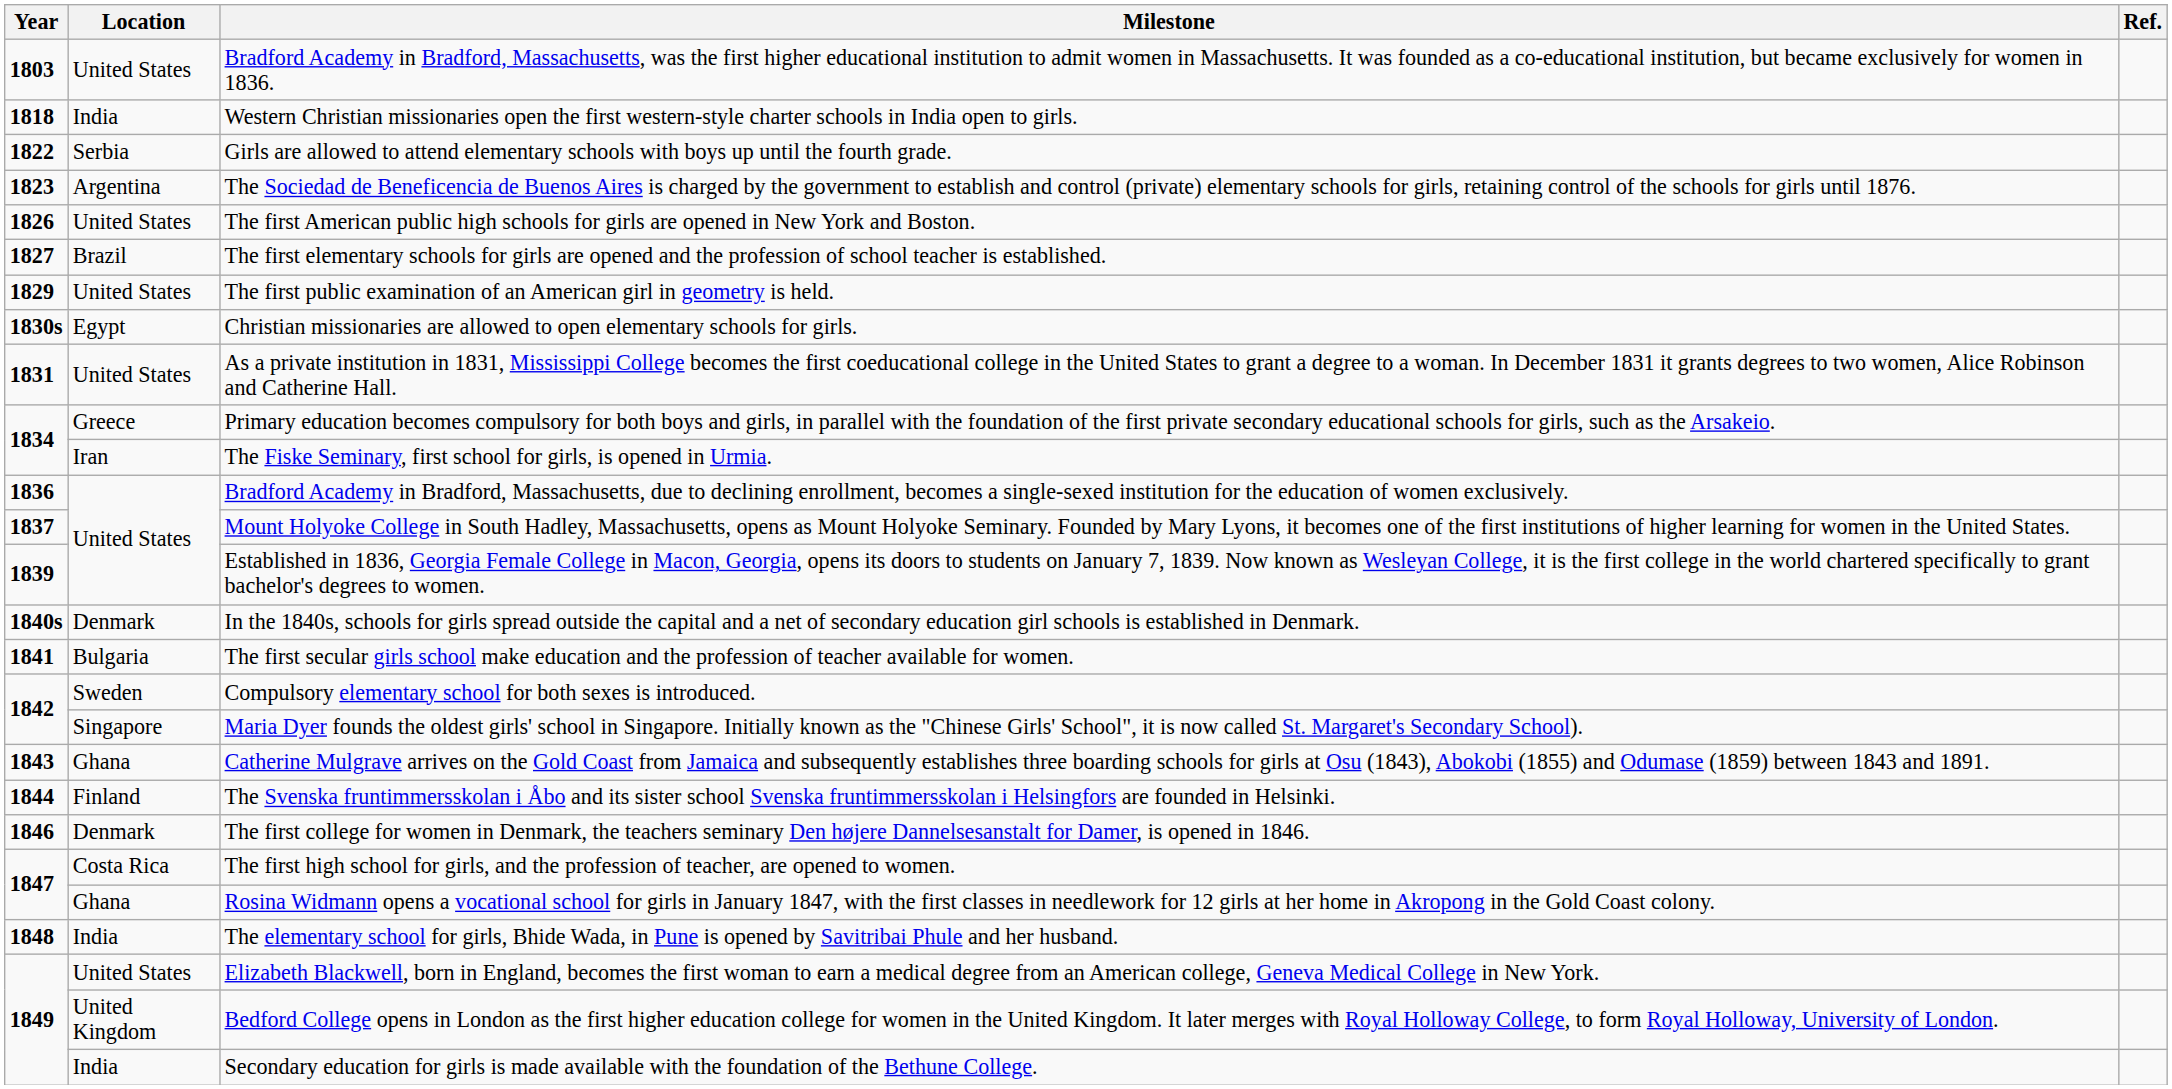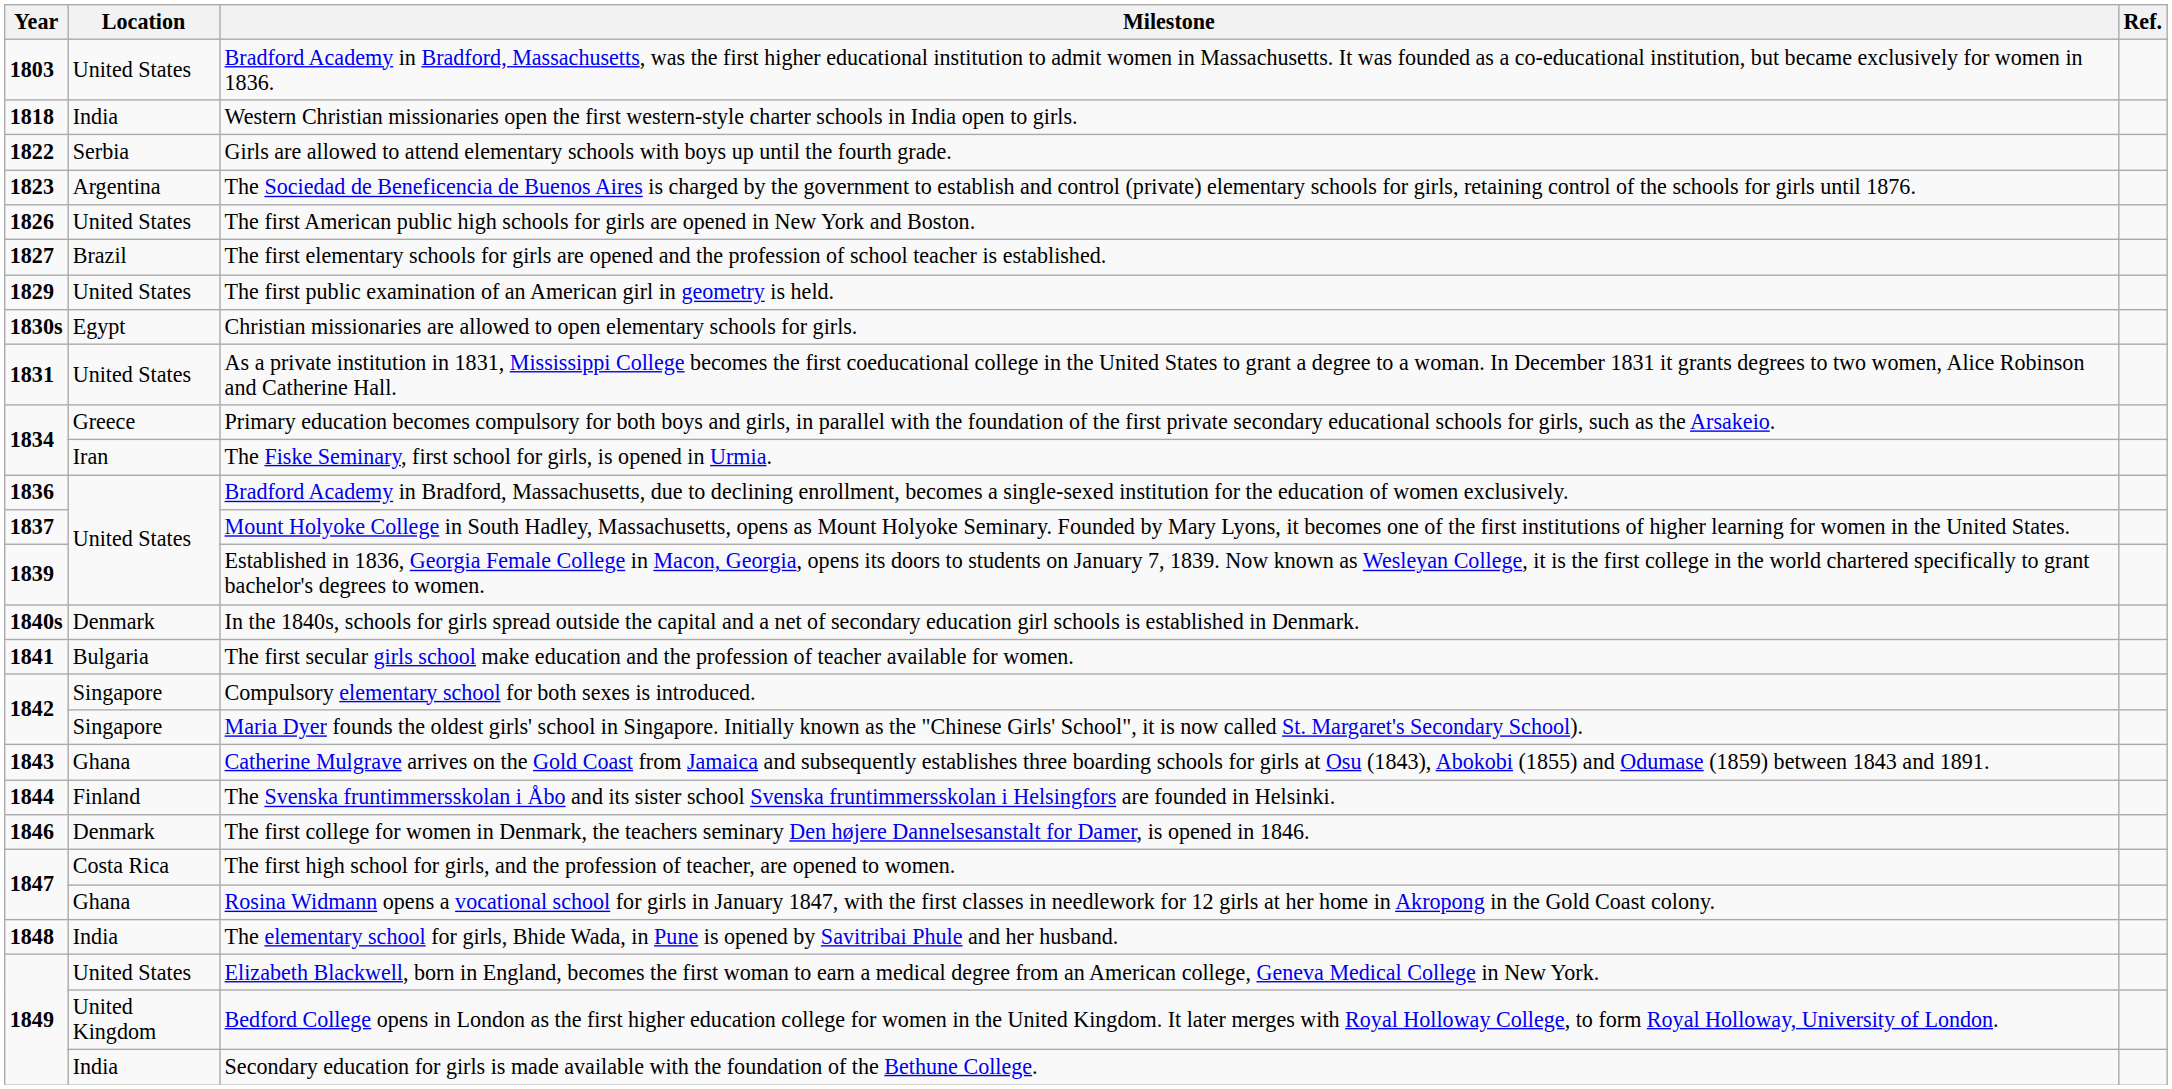(108, 691) Sweden -> (117, 691) Singapore
